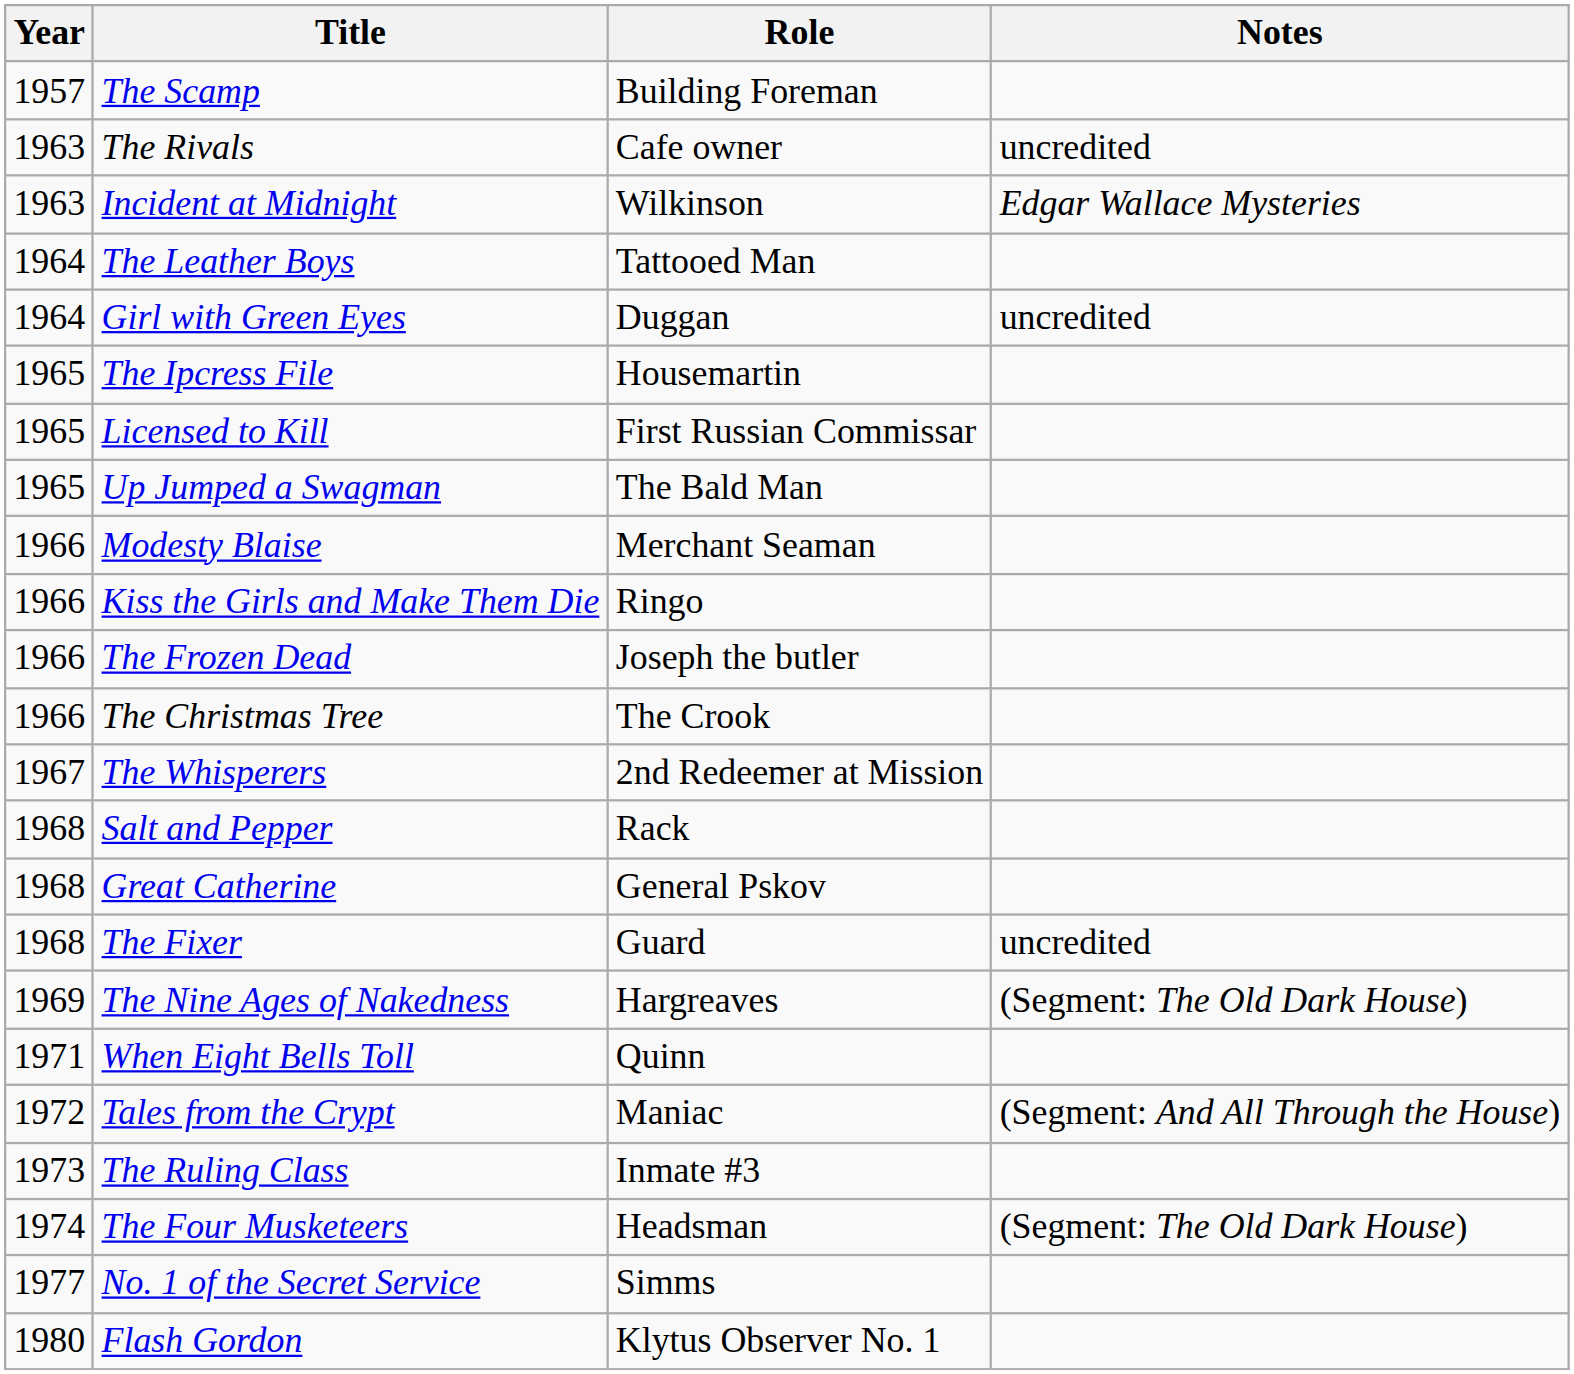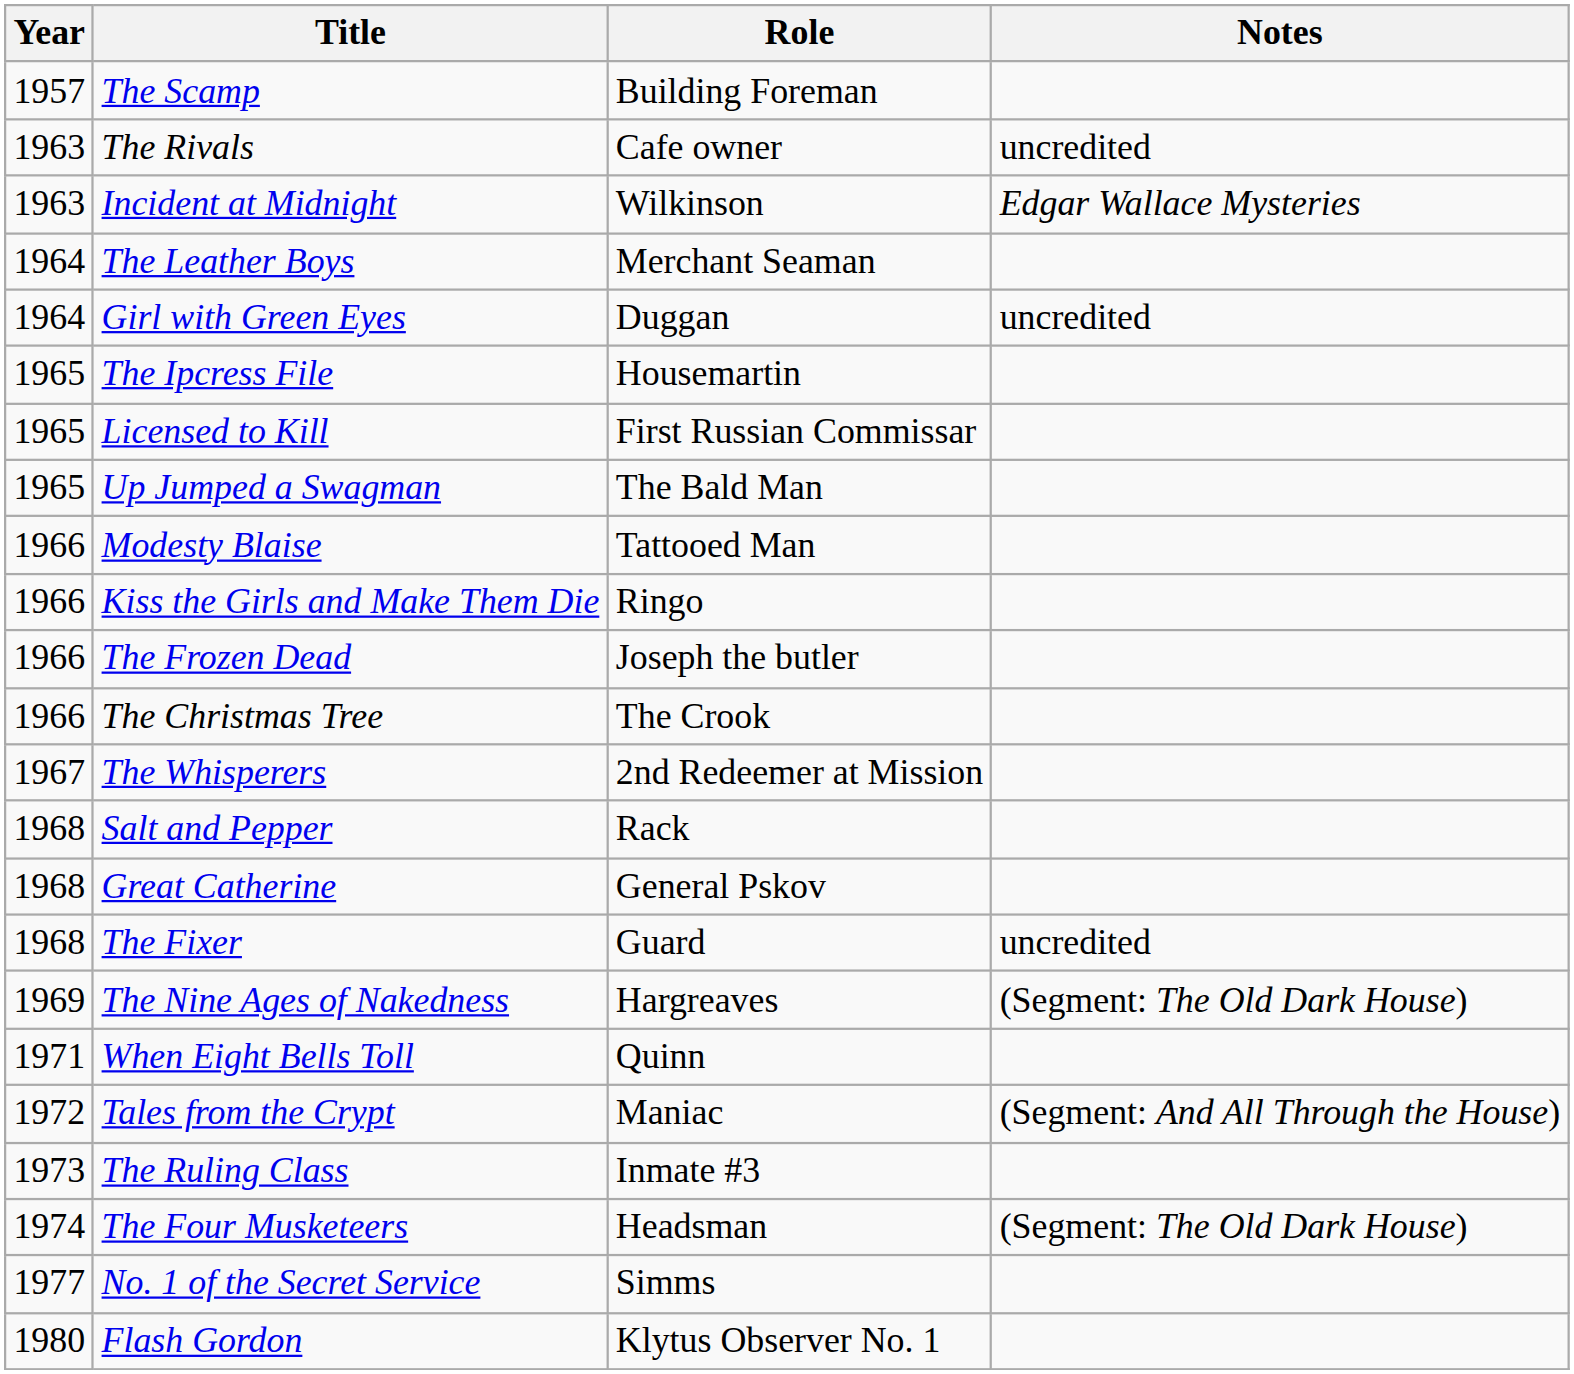(716, 260) Tattooed Man -> (746, 260) Merchant Seaman
(746, 544) Merchant Seaman -> (716, 544) Tattooed Man
